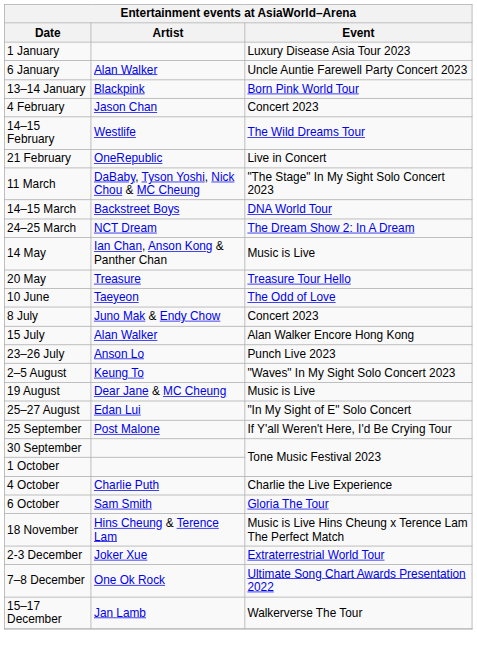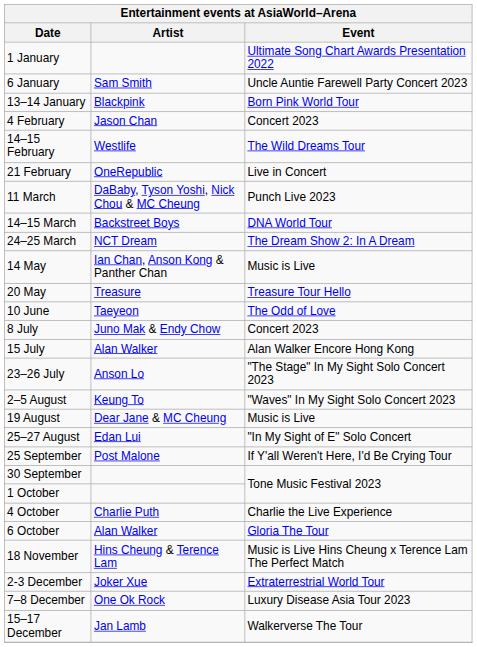(329, 51) Luxury Disease Asia Tour 2023 -> (357, 58) Ultimate Song Chart Awards Presentation 2022
(126, 70) Alan Walker -> (123, 83) Sam Smith
(346, 184) "The Stage" In My Sight Solo Concert 2023 -> (292, 197) Punch Live 2023
(292, 354) Punch Live 2023 -> (346, 374) "The Stage" In My Sight Solo Concert 2023
(123, 504) Sam Smith -> (126, 531) Alan Walker
(357, 580) Ultimate Song Chart Awards Presentation 2022 -> (329, 600) Luxury Disease Asia Tour 2023
